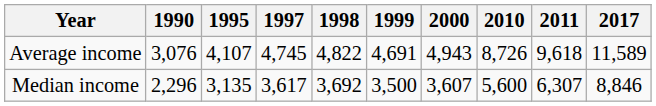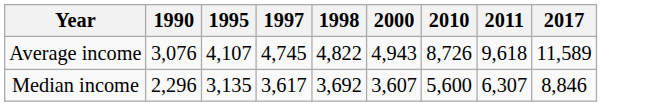- column: (394, 20)
